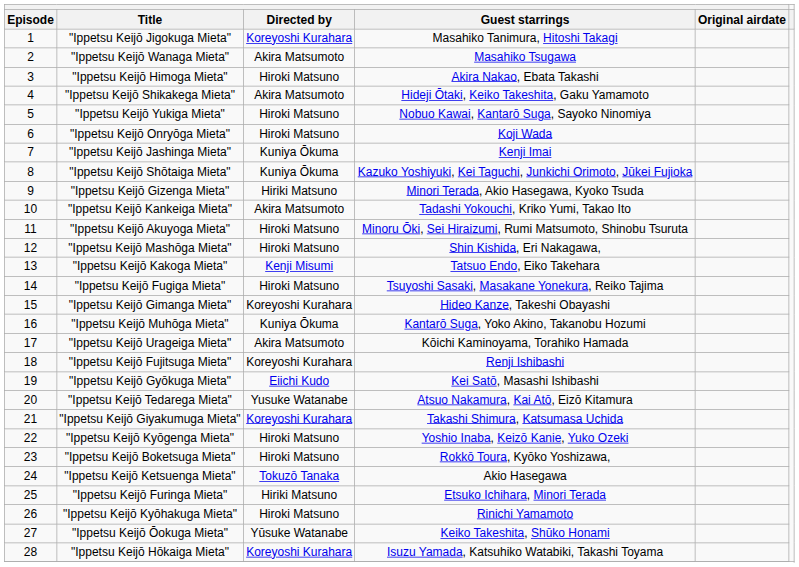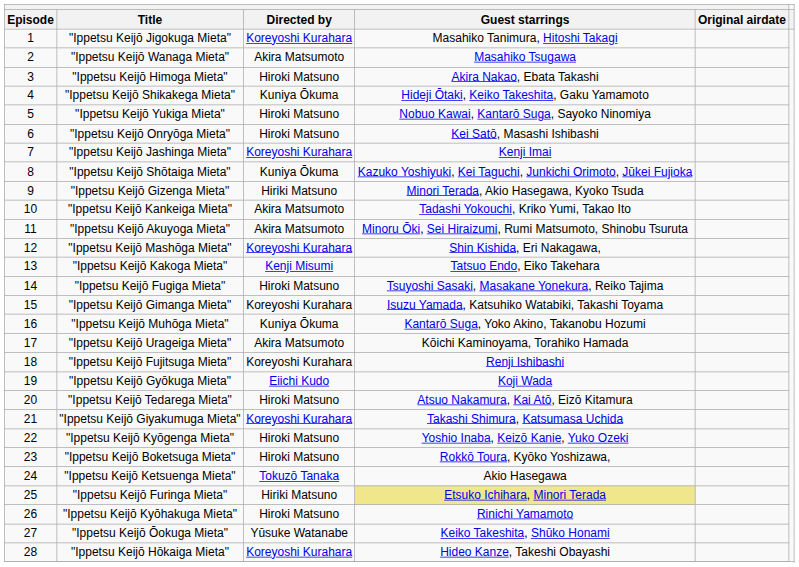(299, 95) Akira Matsumoto -> (299, 95) Kuniya Ōkuma
(525, 133) Koji Wada -> (525, 133) Kei Satō, Masashi Ishibashi
(299, 152) Kuniya Ōkuma -> (299, 152) Koreyoshi Kurahara
(299, 228) Hiroki Matsuno -> (299, 228) Akira Matsumoto
(299, 247) Hiroki Matsuno -> (299, 247) Koreyoshi Kurahara
(525, 305) Hideo Kanze, Takeshi Obayashi -> (525, 305) Isuzu Yamada, Katsuhiko Watabiki, Takashi Toyama
(525, 381) Kei Satō, Masashi Ishibashi -> (525, 381) Koji Wada
(299, 400) Yusuke Watanabe -> (299, 400) Hiroki Matsuno
(525, 495) no background -> (525, 495) khaki background
(525, 552) Isuzu Yamada, Katsuhiko Watabiki, Takashi Toyama -> (525, 552) Hideo Kanze, Takeshi Obayashi
